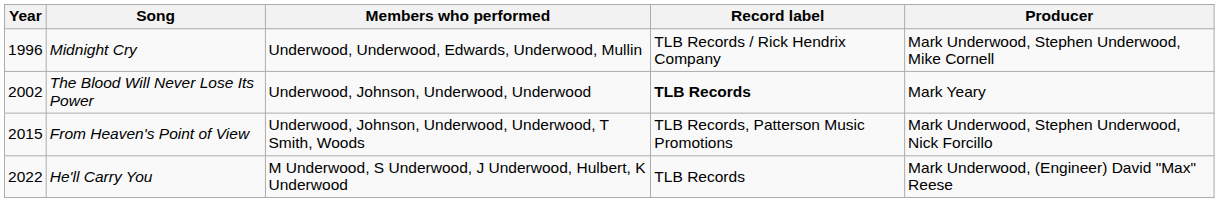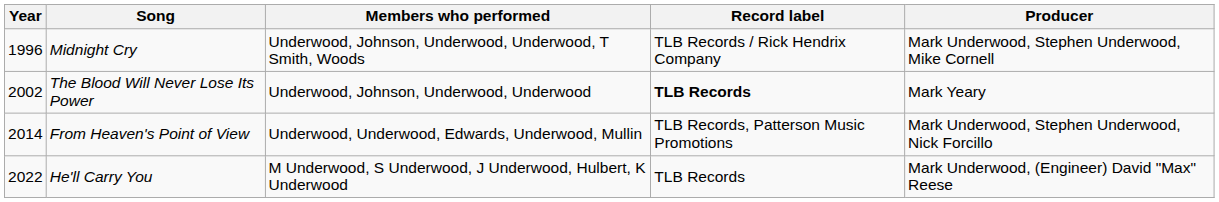(455, 50) Underwood, Underwood, Edwards, Underwood, Mullin -> (439, 50) Underwood, Johnson, Underwood, Underwood, T Smith, Woods
(25, 134) 2015 -> (25, 134) 2014
(439, 134) Underwood, Johnson, Underwood, Underwood, T Smith, Woods -> (455, 134) Underwood, Underwood, Edwards, Underwood, Mullin
